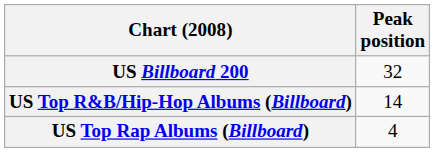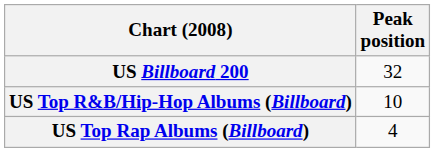(393, 101) 14 -> (393, 101) 10
